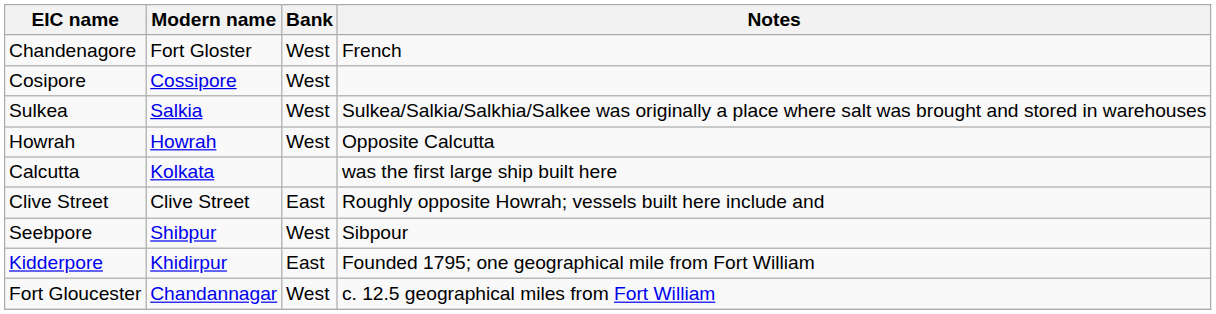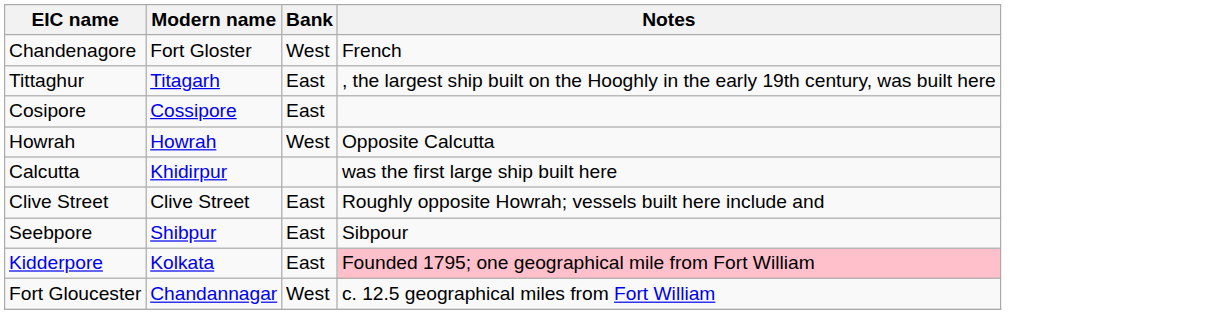+ row: (47, 80)
(308, 80) West -> (305, 111) East
- row: (38, 111)
(182, 171) Kolkata -> (189, 171) Khidirpur
(308, 232) West -> (305, 232) East
(189, 263) Khidirpur -> (182, 263) Kolkata
(578, 263) no background -> (578, 263) pink background
